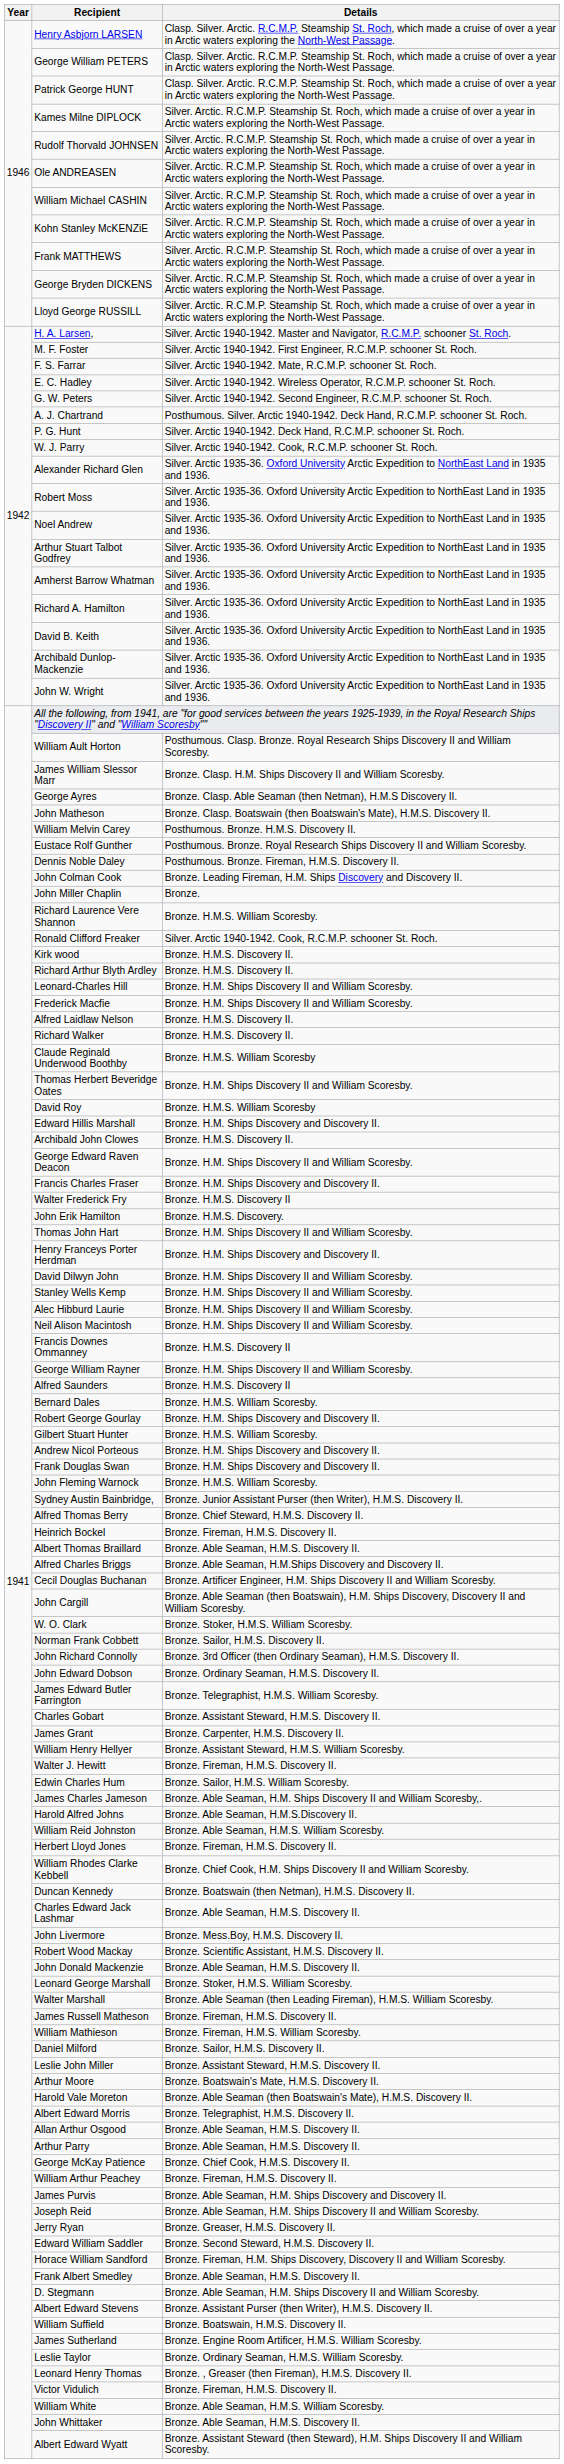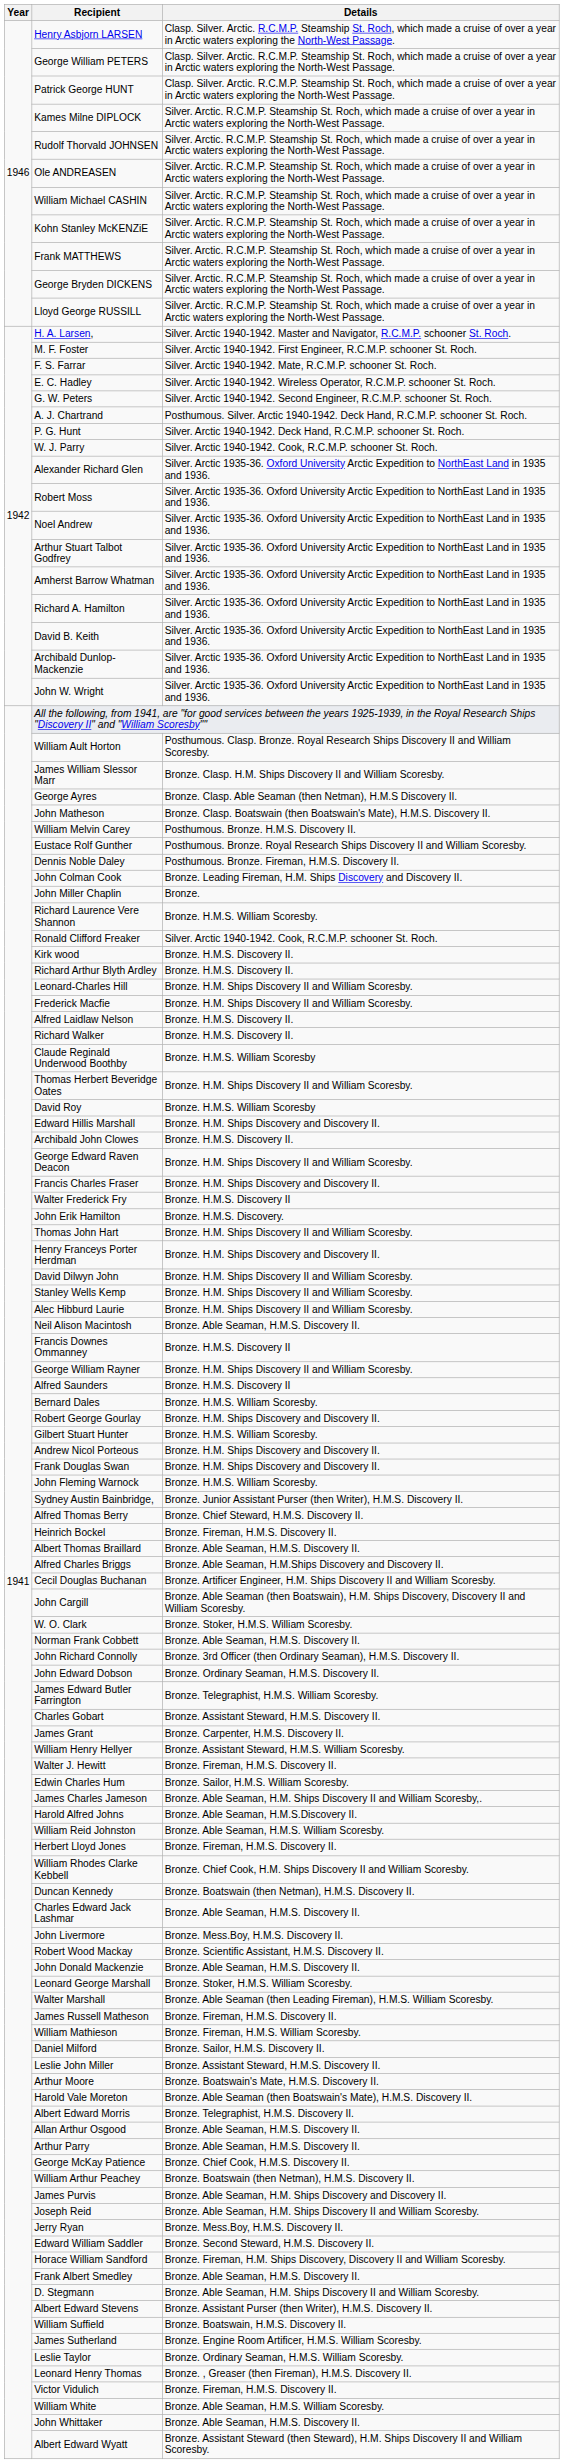(289, 1325) Bronze. H.M. Ships Discovery II and William Scoresby. -> (262, 1325) Bronze. Able Seaman, H.M.S. Discovery II.
(245, 1641) Bronze. Sailor, H.M.S. Discovery II. -> (262, 1641) Bronze. Able Seaman, H.M.S. Discovery II.
(251, 2179) Bronze. Fireman, H.M.S. Discovery II. -> (290, 2179) Bronze. Boatswain (then Netman), H.M.S. Discovery II.
(250, 2227) Bronze. Greaser, H.M.S. Discovery II. -> (254, 2227) Bronze. Mess.Boy, H.M.S. Discovery II.
